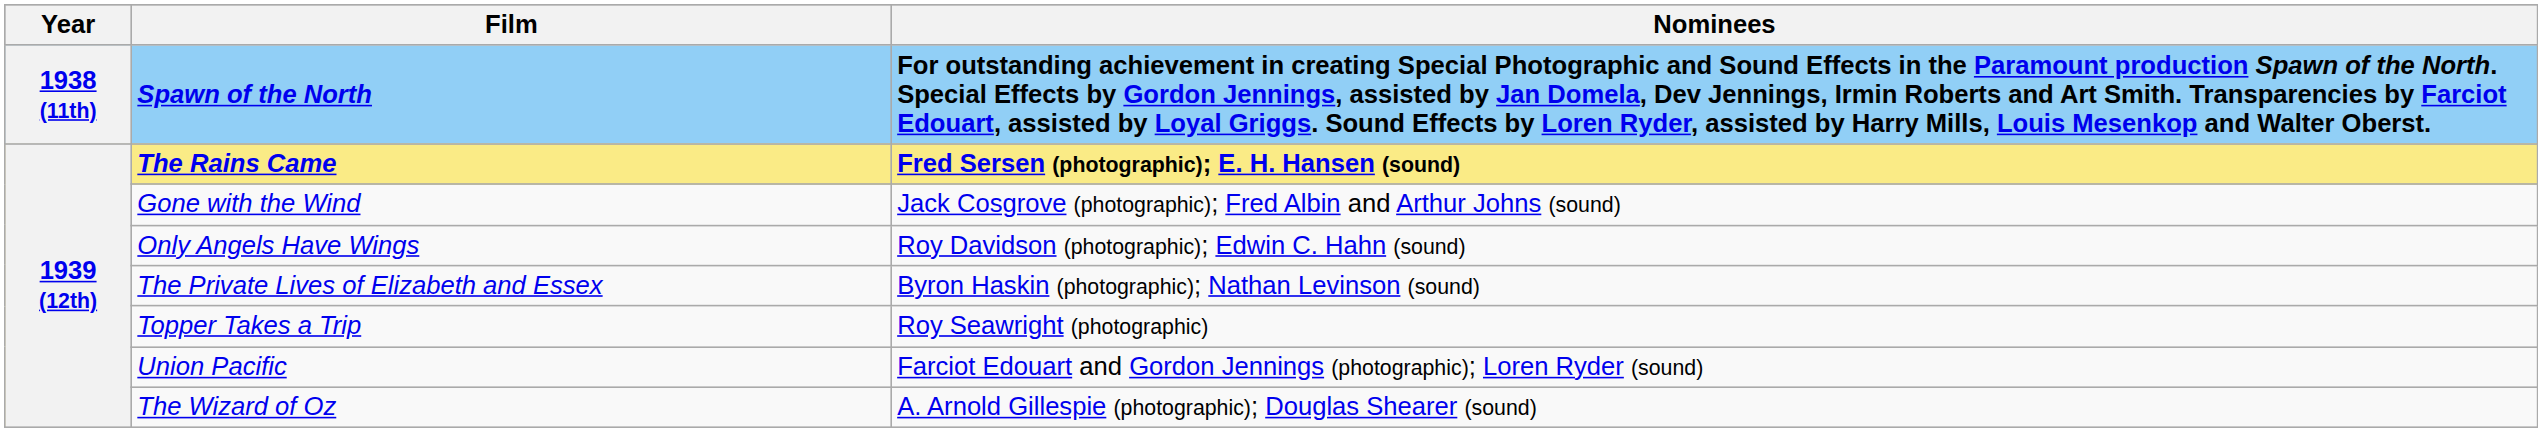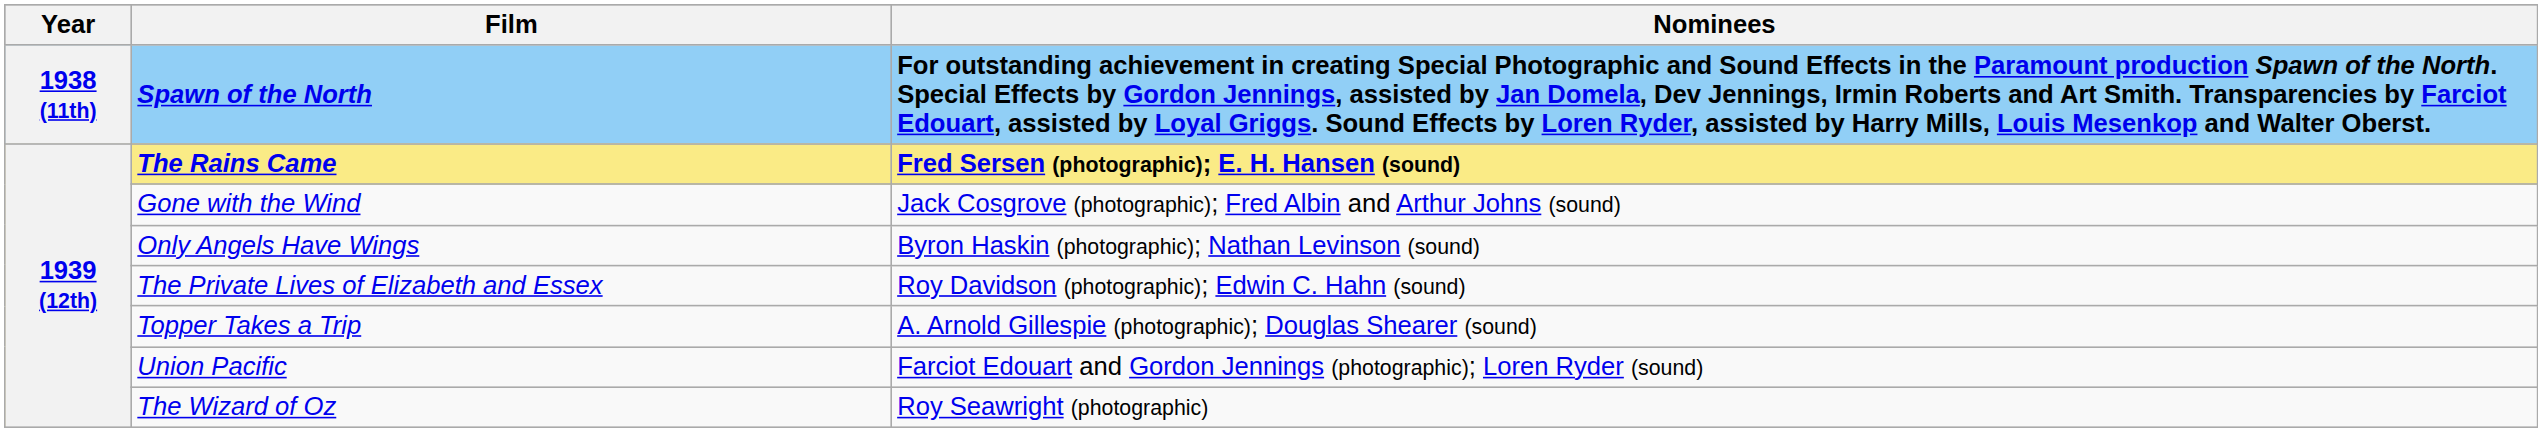(1181, 244) Roy Davidson (photographic); Edwin C. Hahn (sound) -> (1189, 244) Byron Haskin (photographic); Nathan Levinson (sound)
(1189, 285) Byron Haskin (photographic); Nathan Levinson (sound) -> (1181, 285) Roy Davidson (photographic); Edwin C. Hahn (sound)
(1053, 326) Roy Seawright (photographic) -> (1217, 326) A. Arnold Gillespie (photographic); Douglas Shearer (sound)
(1217, 407) A. Arnold Gillespie (photographic); Douglas Shearer (sound) -> (1053, 407) Roy Seawright (photographic)
